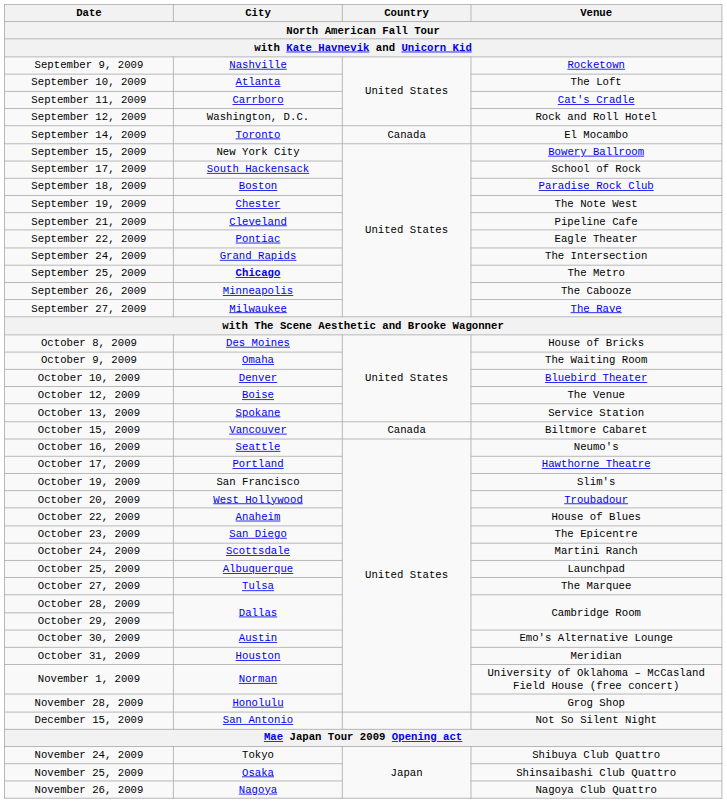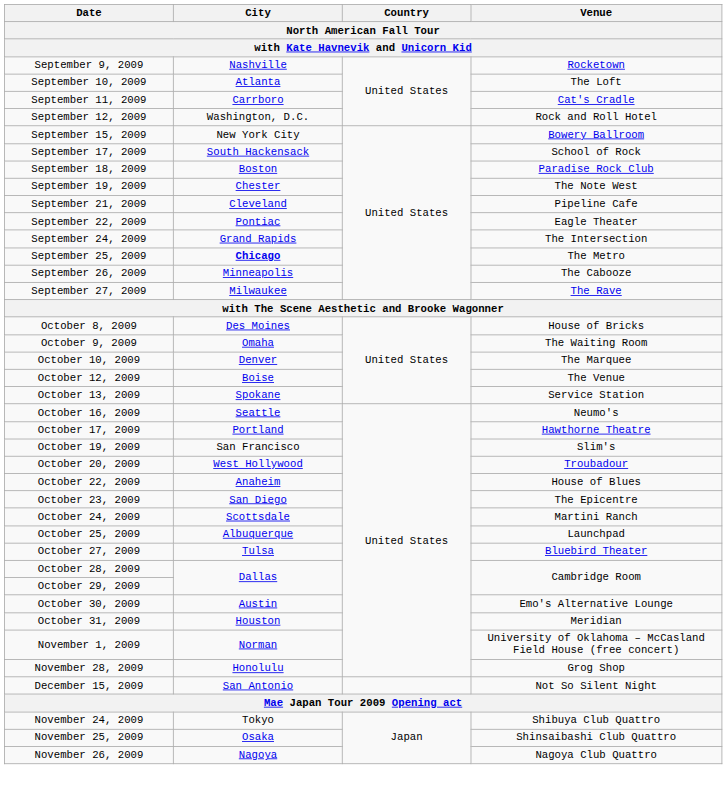- row: (89, 135)
(596, 378) Bluebird Theater -> (596, 361) The Marquee
- row: (89, 430)
(596, 586) The Marquee -> (596, 552) Bluebird Theater
